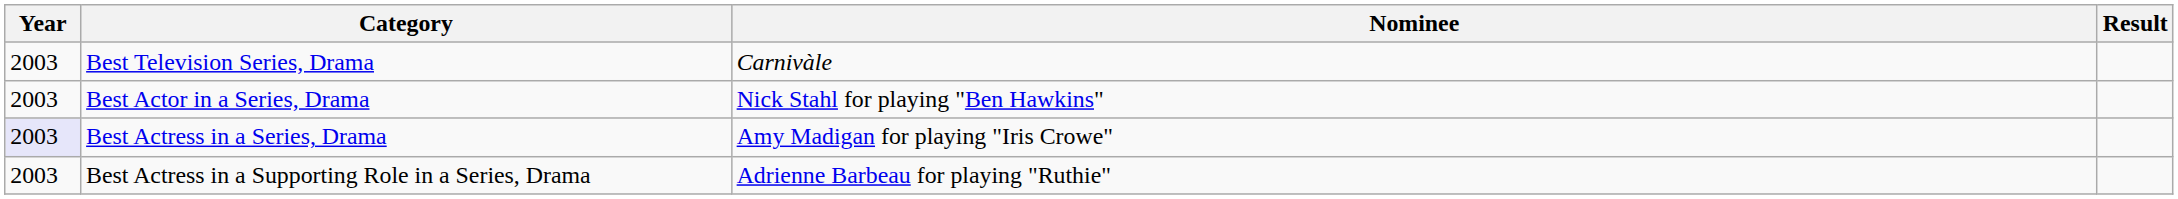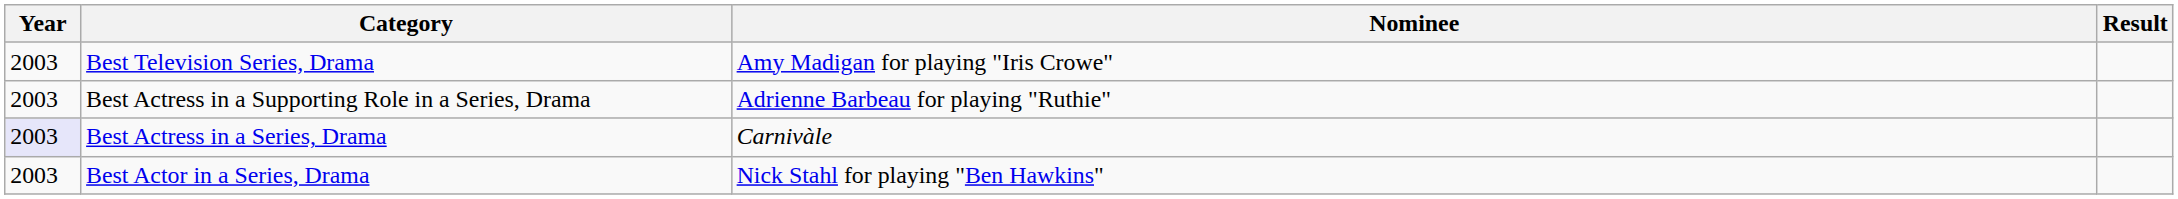(784, 61) Carnivàle -> (925, 61) Amy Madigan for playing "Iris Crowe"
rows swapped: (228, 99) <-> (338, 174)
(925, 136) Amy Madigan for playing "Iris Crowe" -> (784, 136) Carnivàle
